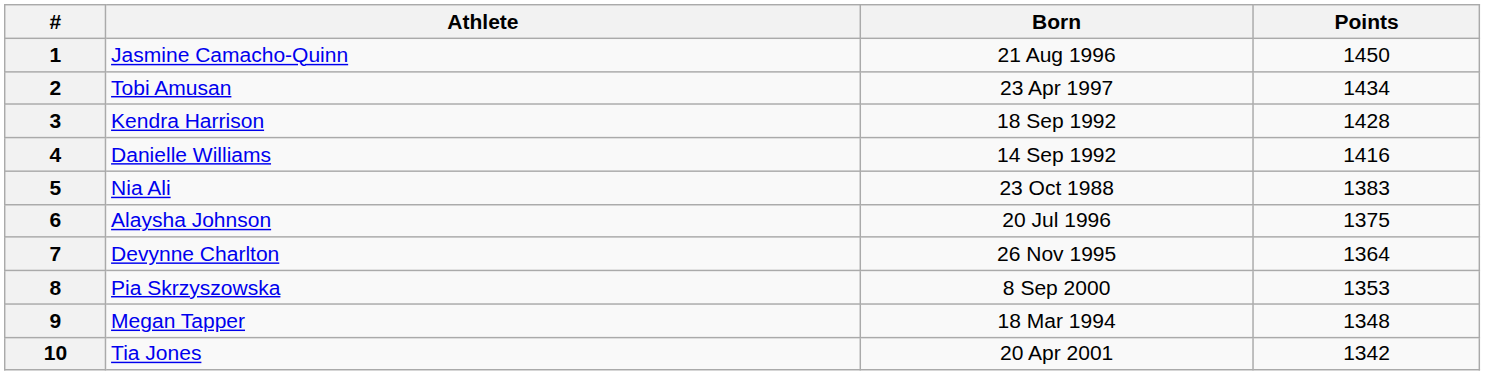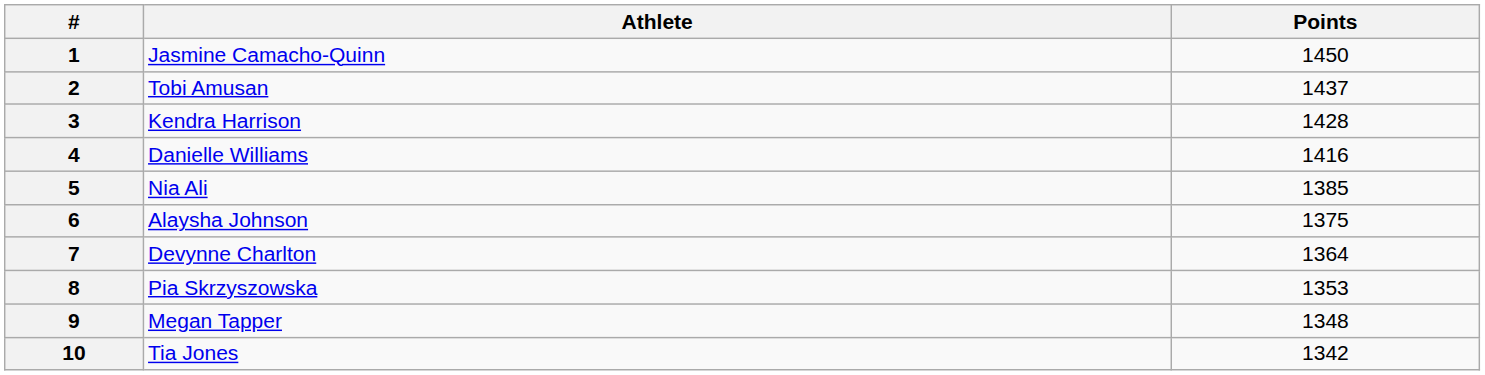- column: (1057, 22)
(1367, 88) 1434 -> (1325, 88) 1437
(1367, 188) 1383 -> (1325, 188) 1385
